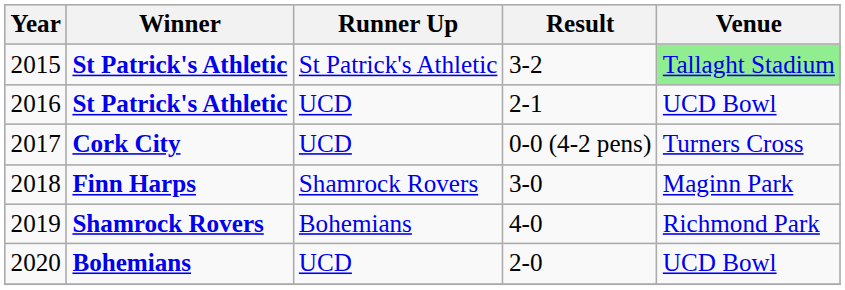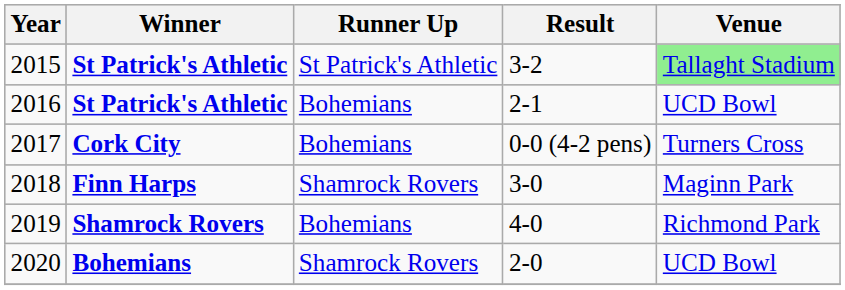(325, 104) UCD -> (355, 104) Bohemians
(325, 143) UCD -> (355, 143) Bohemians
(325, 263) UCD -> (389, 263) Shamrock Rovers
